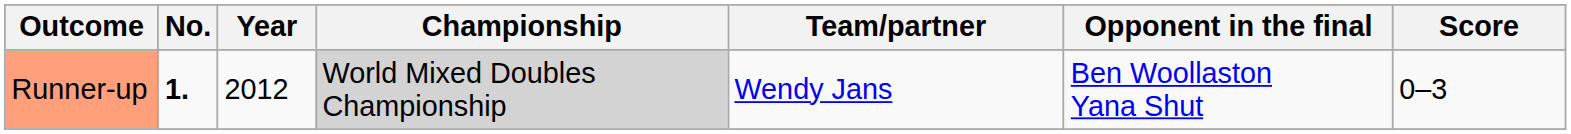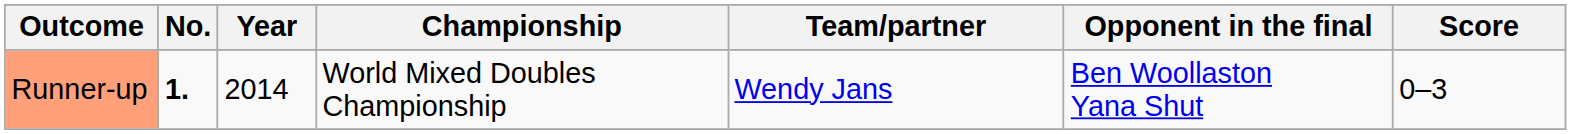(257, 89) 2012 -> (257, 89) 2014
(459, 89) lightgrey background -> (459, 89) no background
